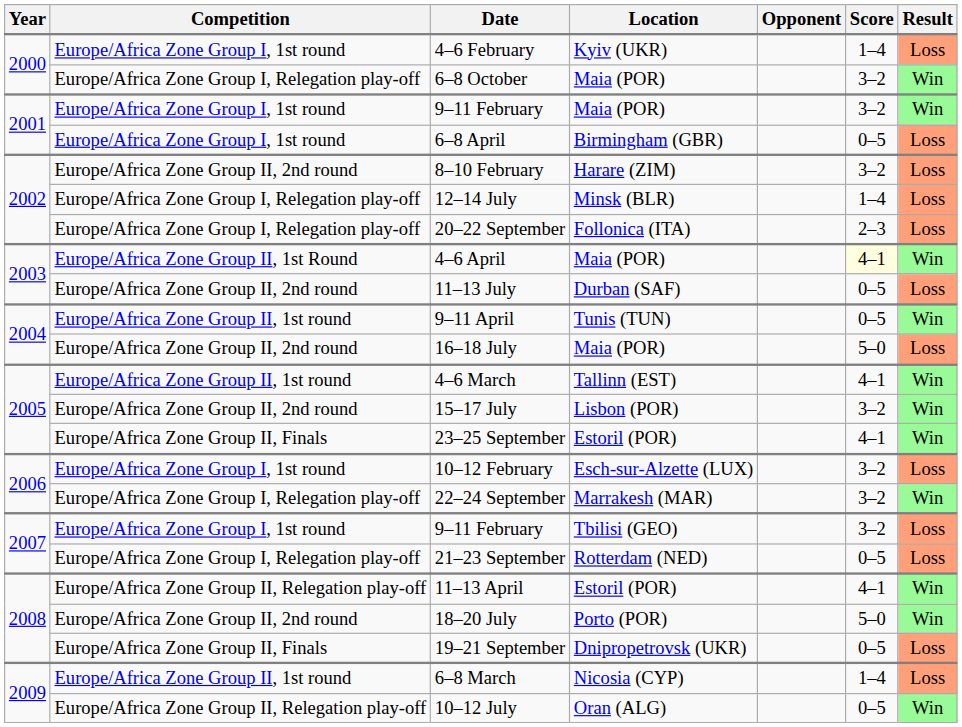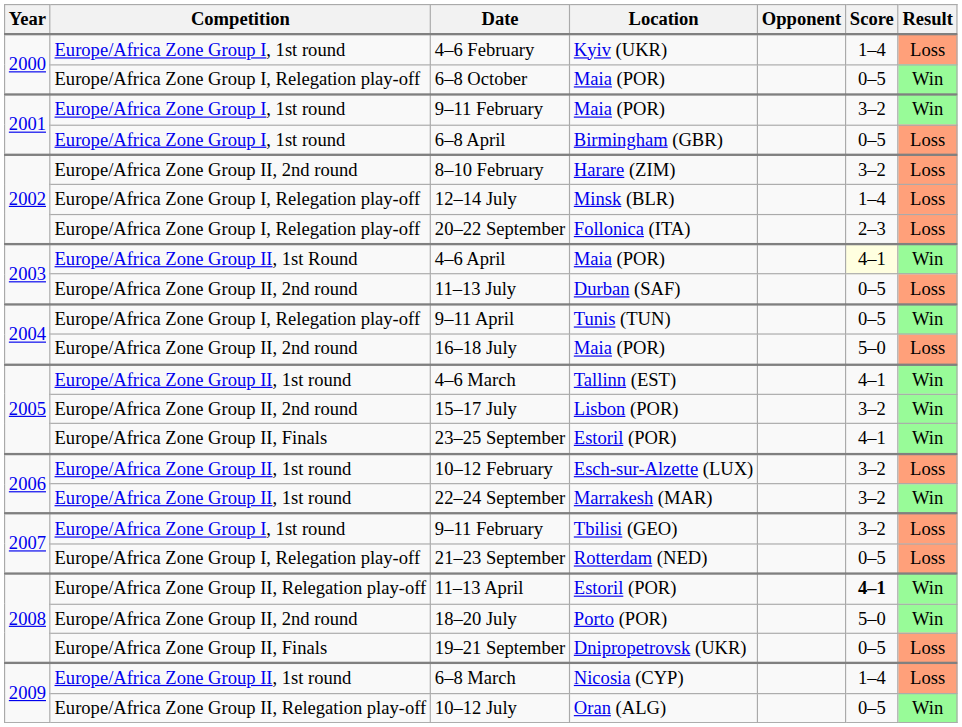(872, 79) 3–2 -> (872, 79) 0–5
(203, 319) Europe/Africa Zone Group II, 1st round -> (237, 319) Europe/Africa Zone Group I, Relegation play-off
(200, 468) Europe/Africa Zone Group I, 1st round -> (203, 468) Europe/Africa Zone Group II, 1st round
(237, 498) Europe/Africa Zone Group I, Relegation play-off -> (203, 498) Europe/Africa Zone Group II, 1st round
(872, 588) normal -> (872, 588) bold
